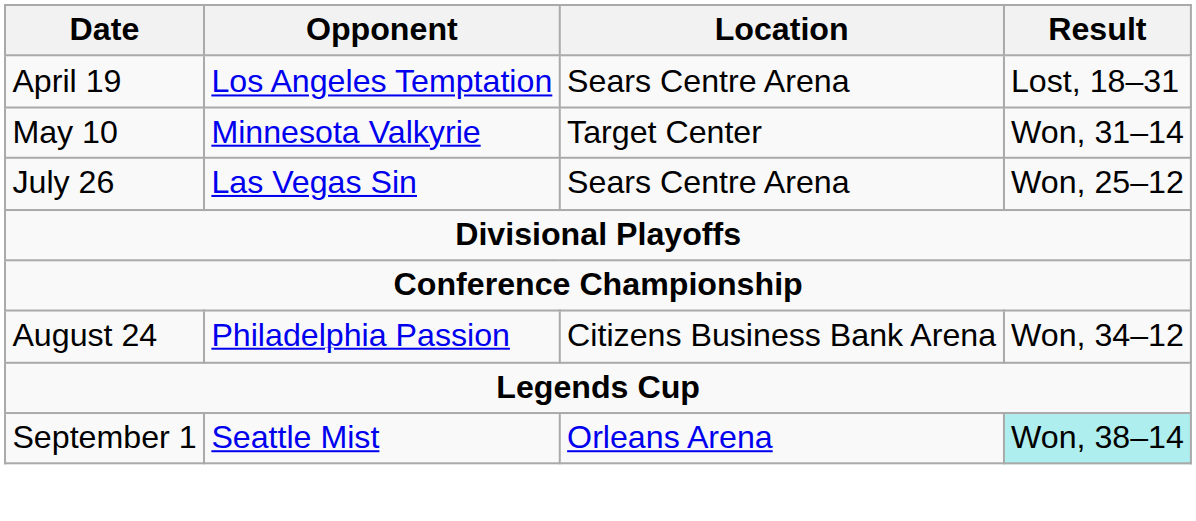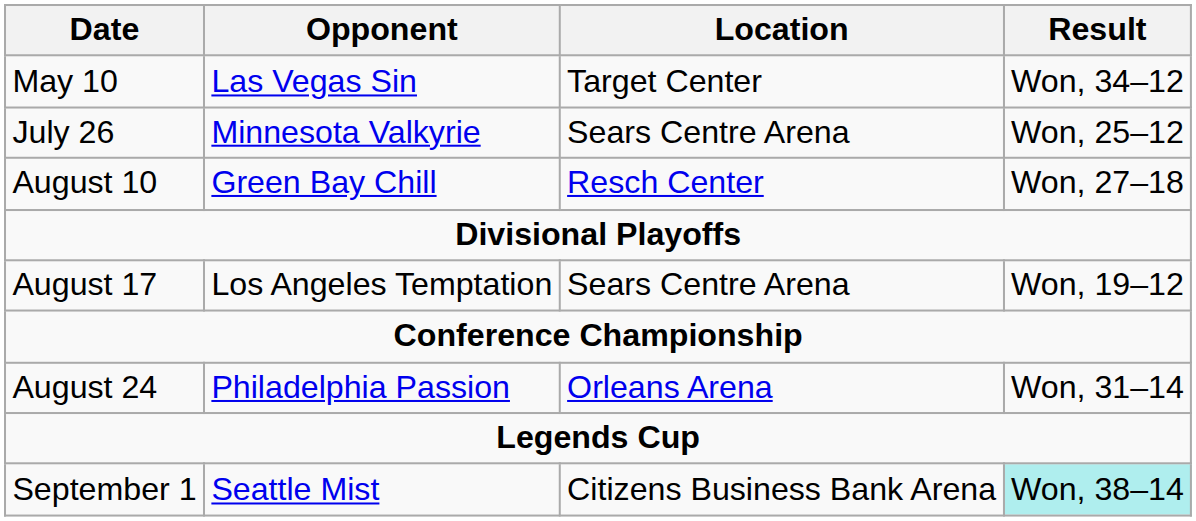- row: (67, 81)
(346, 132) Minnesota Valkyrie -> (314, 81) Las Vegas Sin
(1097, 132) Won, 31–14 -> (1097, 81) Won, 34–12
(314, 183) Las Vegas Sin -> (346, 132) Minnesota Valkyrie
+ row: (85, 183)
+ row: (85, 285)
(782, 336) Citizens Business Bank Arena -> (670, 387) Orleans Arena
(1097, 336) Won, 34–12 -> (1097, 387) Won, 31–14
(670, 438) Orleans Arena -> (782, 489) Citizens Business Bank Arena
